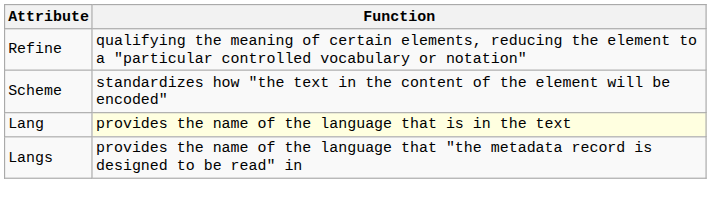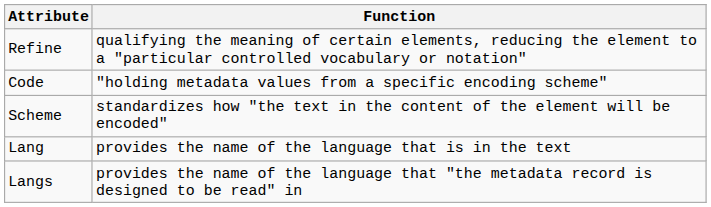+ row: (26, 83)
(334, 124) lightyellow background -> (334, 149) no background
